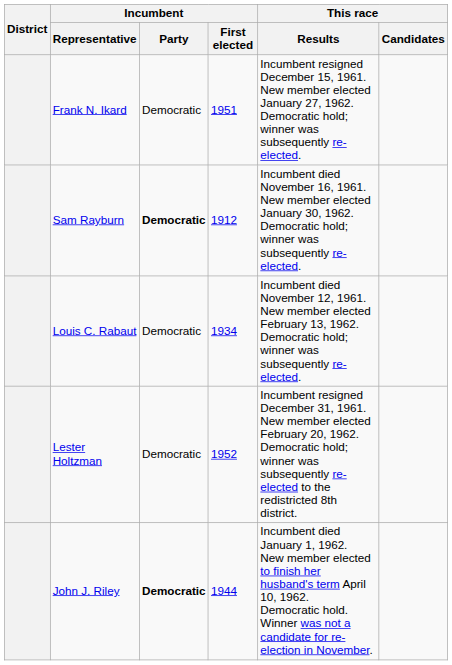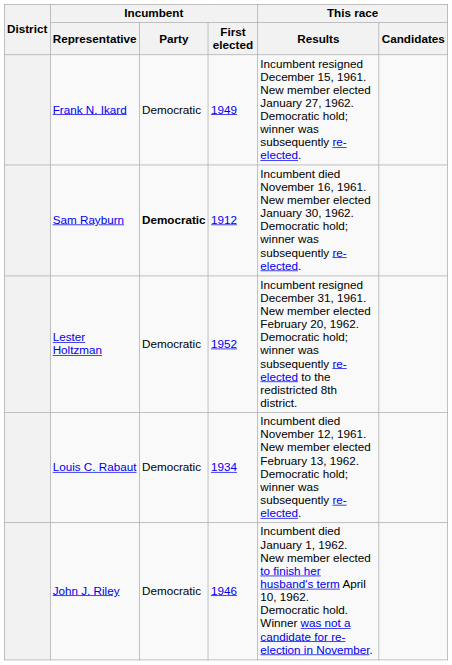(224, 109) 1951 -> (224, 109) 1949
rows swapped: (95, 330) <-> (77, 454)
(174, 591) bold -> (172, 591) normal
(224, 591) 1944 -> (224, 591) 1946
